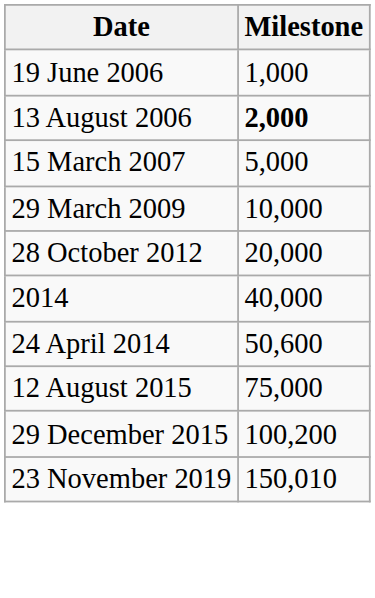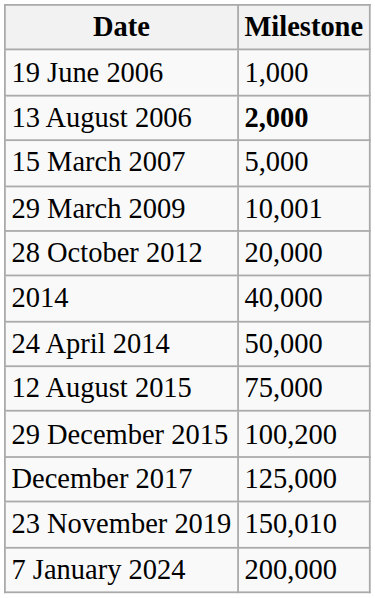(284, 207) 10,000 -> (284, 207) 10,001
(284, 343) 50,600 -> (284, 343) 50,000
+ row: (102, 478)
+ row: (98, 569)
